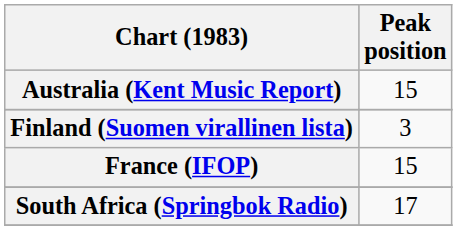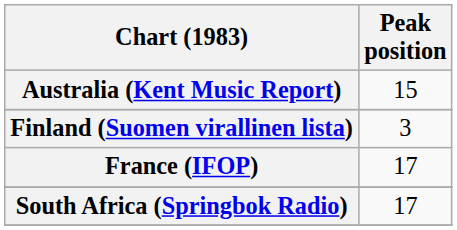(405, 166) 15 -> (405, 166) 17
